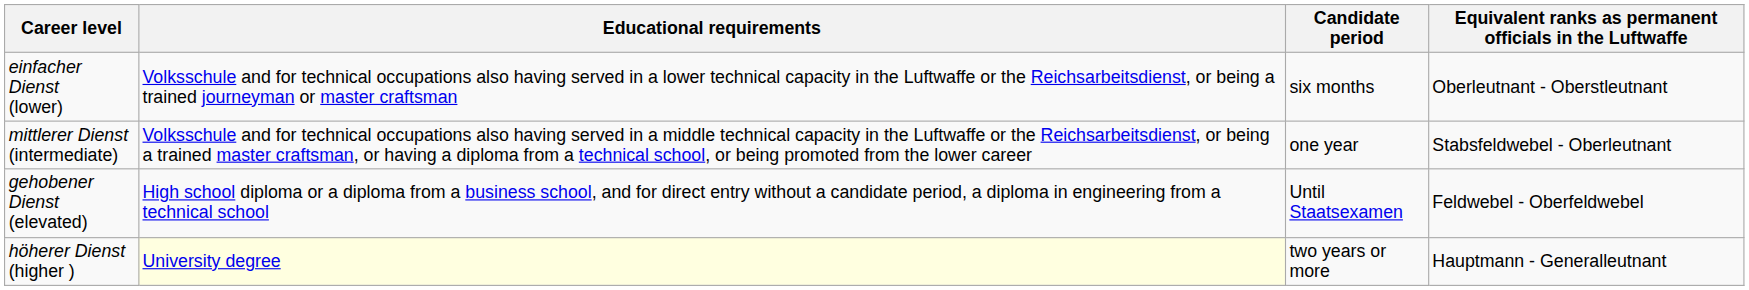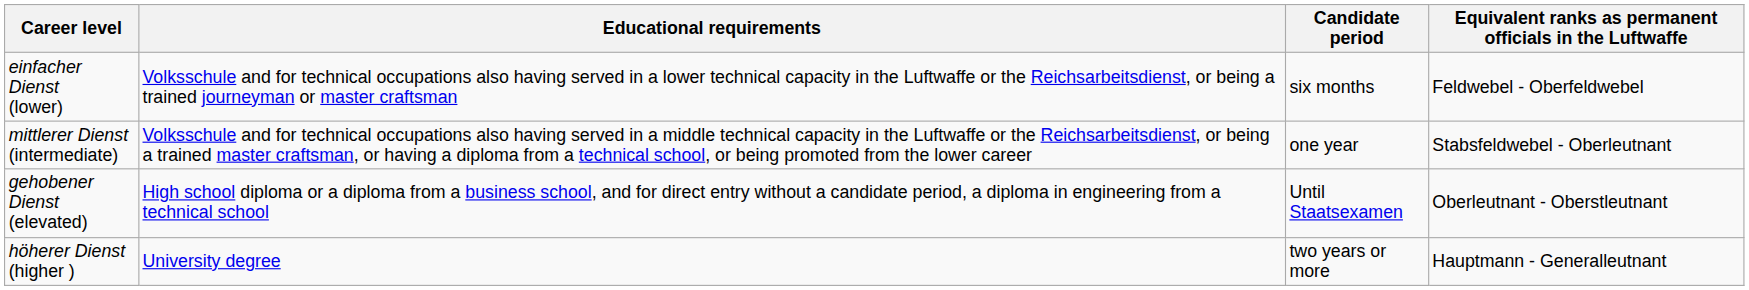(1550, 86) Oberleutnant - Oberstleutnant -> (1538, 86) Feldwebel - Oberfeldwebel
(1538, 202) Feldwebel - Oberfeldwebel -> (1550, 202) Oberleutnant - Oberstleutnant
(212, 261) lightyellow background -> (212, 261) no background
